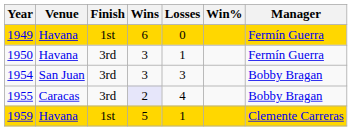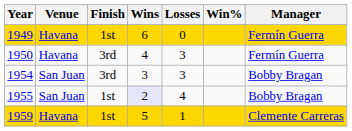(145, 55) 3 -> (145, 55) 4
(183, 55) 1 -> (183, 55) 3
(59, 95) Caracas -> (62, 95) San Juan
(108, 95) 3rd -> (108, 95) 1st
